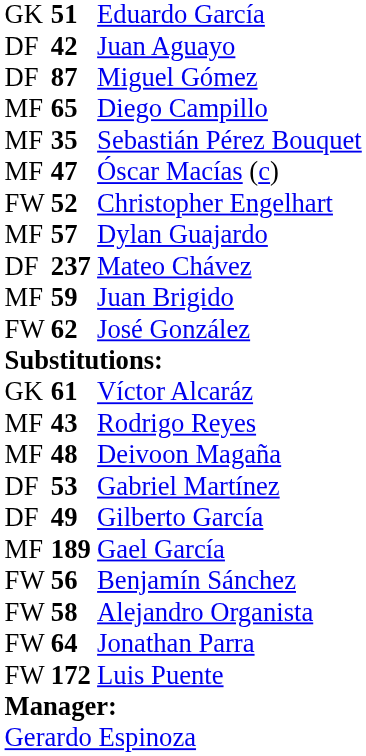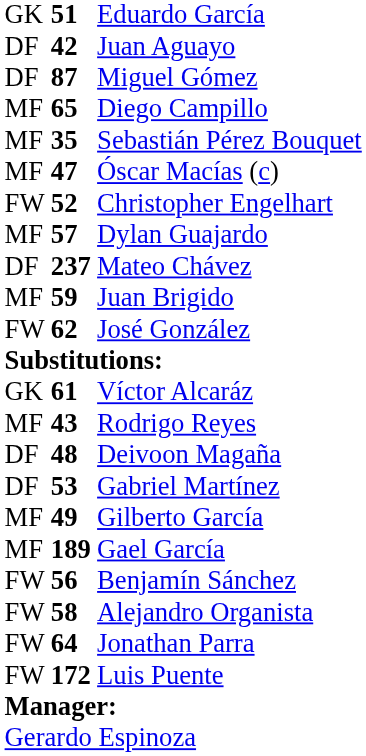(24, 454) MF -> (22, 454) DF
(22, 517) DF -> (24, 517) MF
